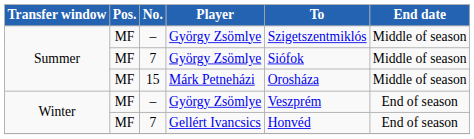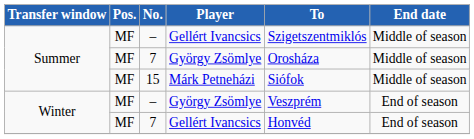(215, 36) György Zsömlye -> (215, 36) Gellért Ivancsics
(286, 58) Siófok -> (293, 58) Orosháza
(293, 79) Orosháza -> (286, 79) Siófok
